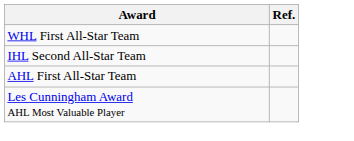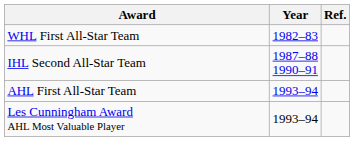+ column: (295, 14)
